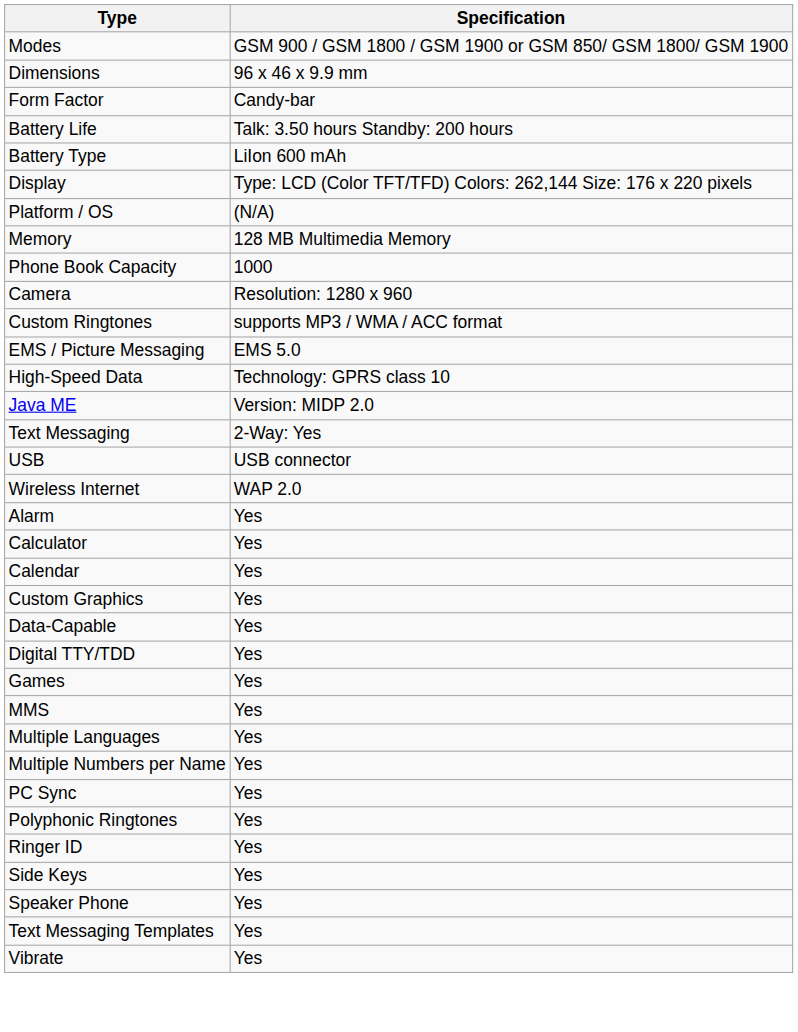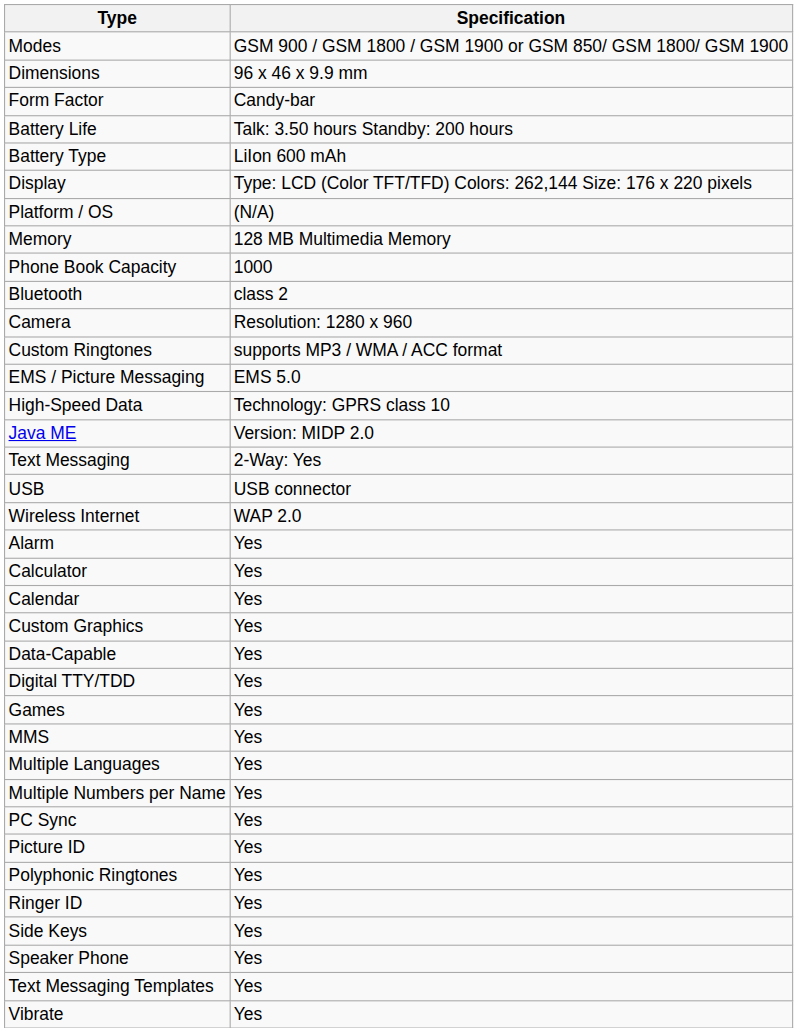+ row: (45, 294)
+ row: (47, 848)
